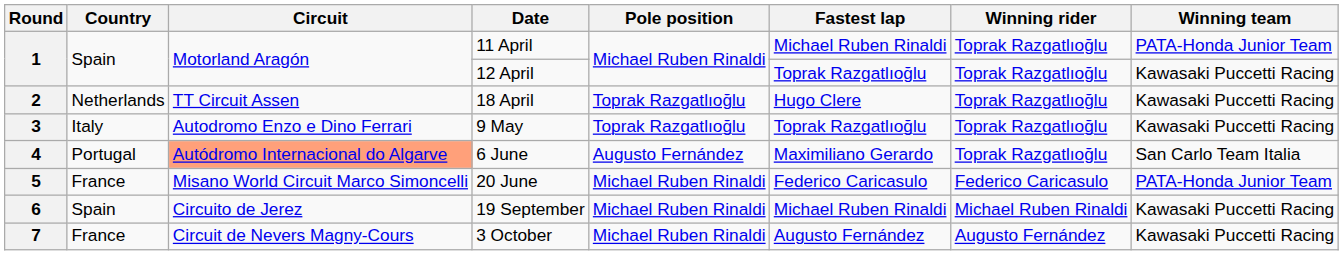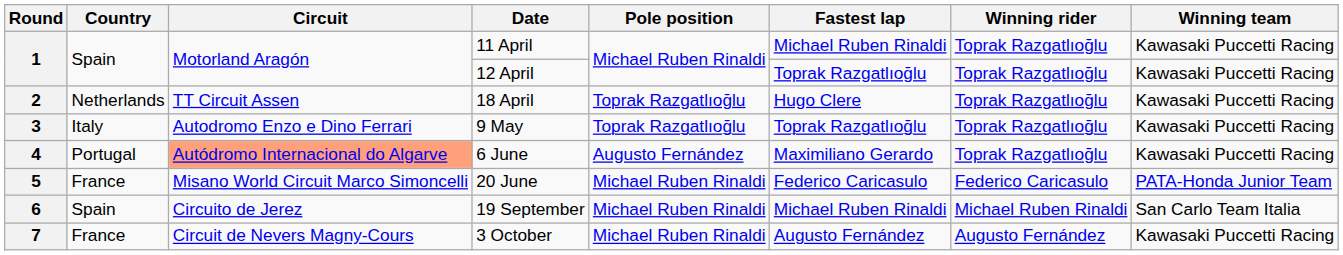(1234, 45) PATA-Honda Junior Team -> (1235, 45) Kawasaki Puccetti Racing
(1218, 154) San Carlo Team Italia -> (1235, 154) Kawasaki Puccetti Racing
(1235, 208) Kawasaki Puccetti Racing -> (1218, 208) San Carlo Team Italia
